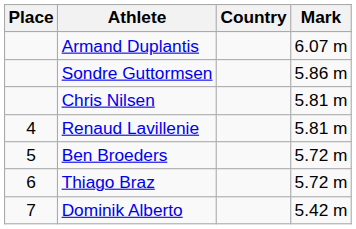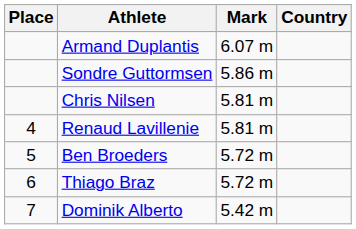columns swapped: (254, 18) <-> (321, 18)
